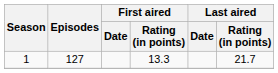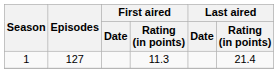(159, 59) 13.3 -> (159, 59) 11.3
(245, 59) 21.7 -> (245, 59) 21.4
